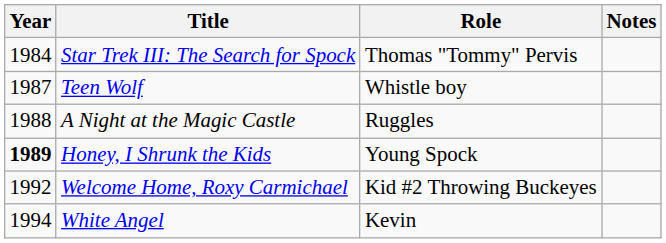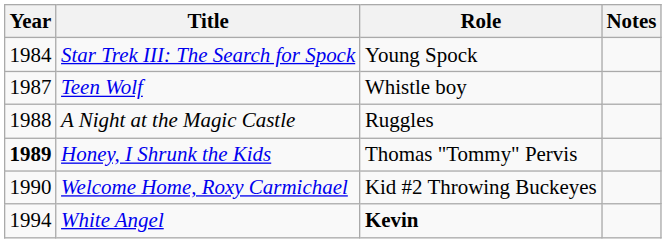(471, 54) Thomas "Tommy" Pervis -> (421, 54) Young Spock
(421, 154) Young Spock -> (471, 154) Thomas "Tommy" Pervis
(30, 187) 1992 -> (30, 187) 1990
(391, 220) normal -> (392, 220) bold
